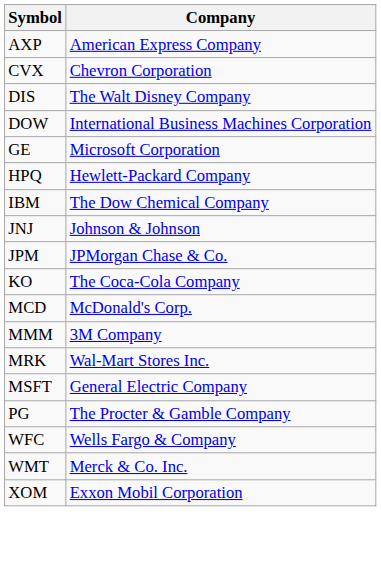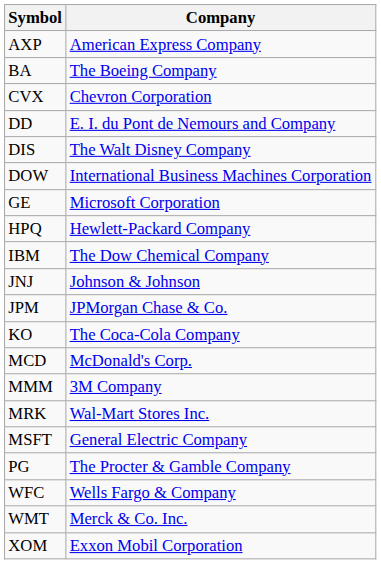+ row: (20, 70)
+ row: (20, 123)
